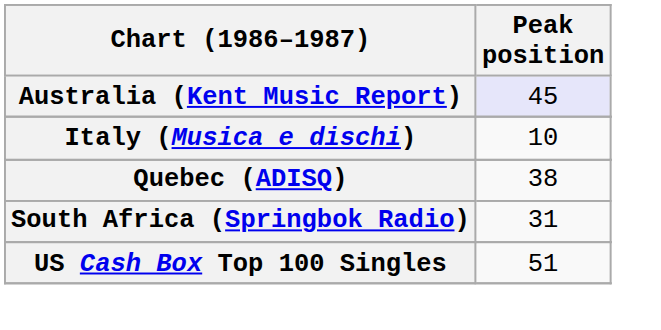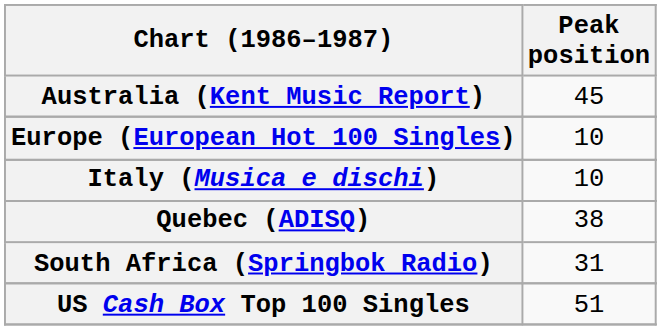(543, 97) lavender background -> (589, 97) no background
+ row: (263, 138)
